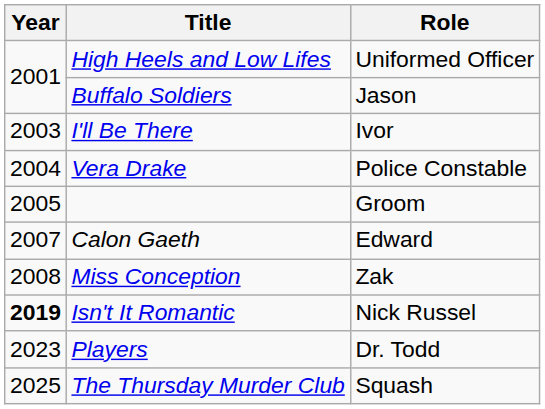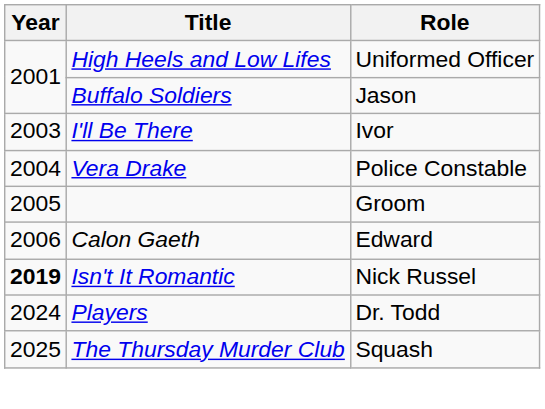(35, 240) 2007 -> (35, 240) 2006
- row: (156, 276)
(35, 349) 2023 -> (35, 312) 2024
